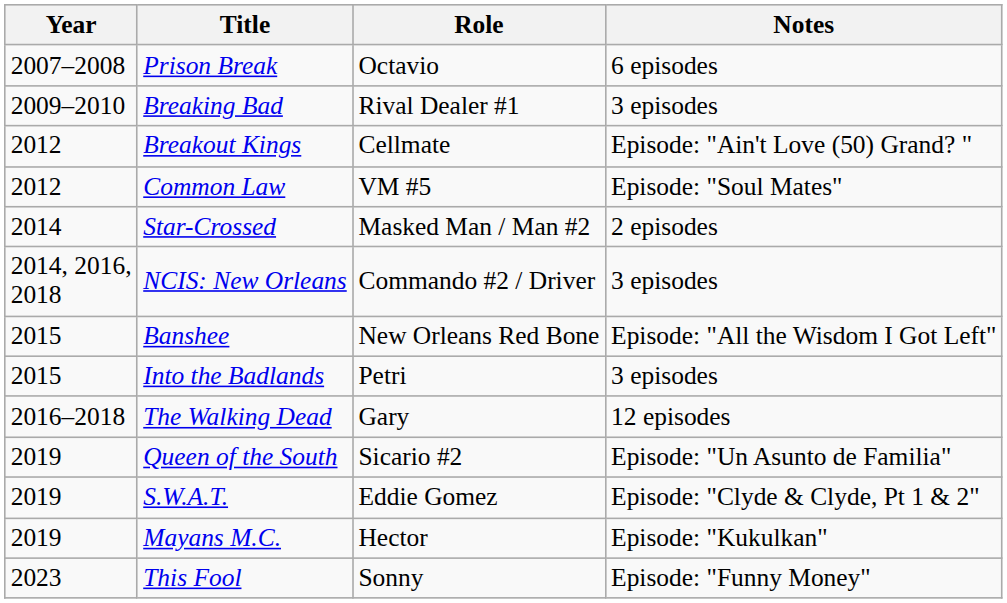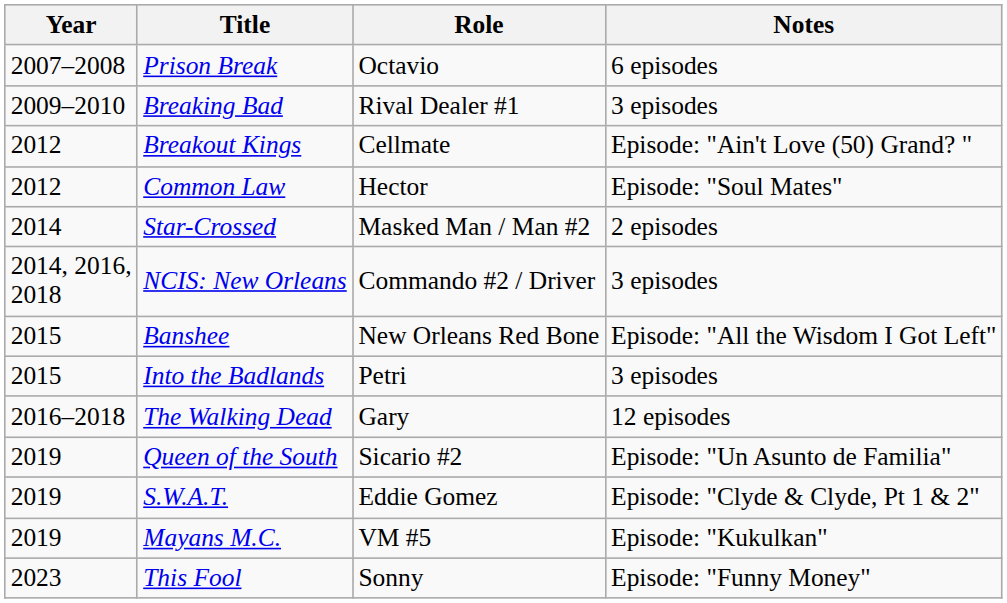(395, 186) VM #5 -> (393, 186) Hector
(393, 537) Hector -> (395, 537) VM #5
